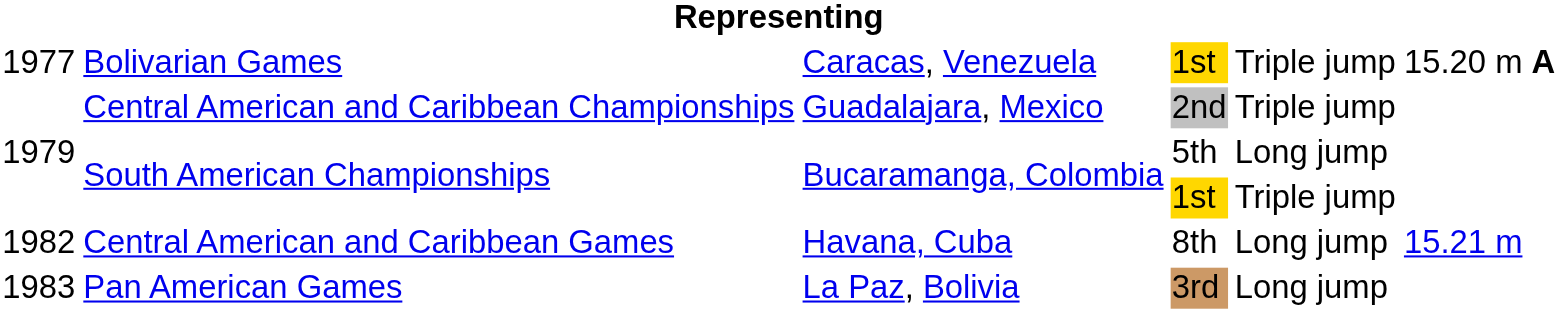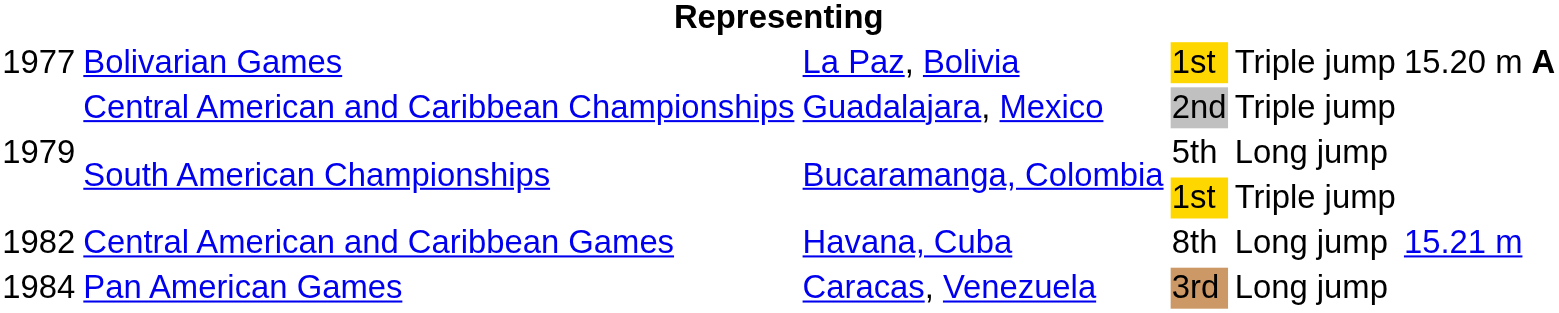(949, 62) Caracas, Venezuela -> (911, 62) La Paz, Bolivia
(39, 287) 1983 -> (39, 287) 1984
(911, 287) La Paz, Bolivia -> (949, 287) Caracas, Venezuela
